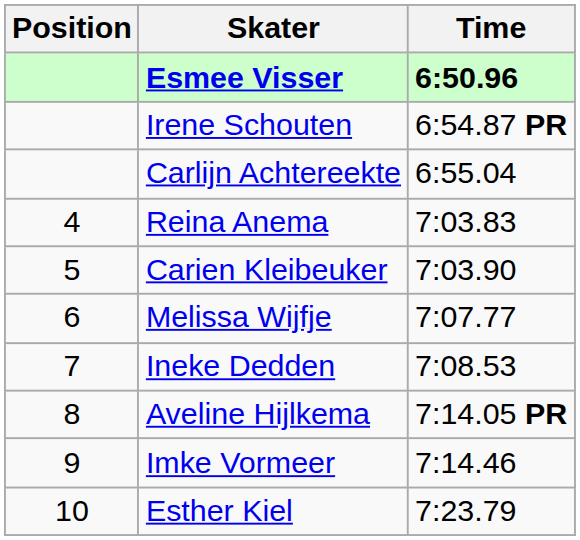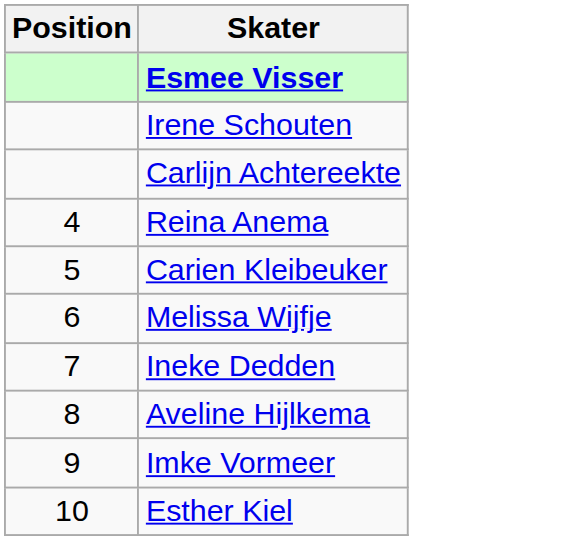- column: (491, 28)
